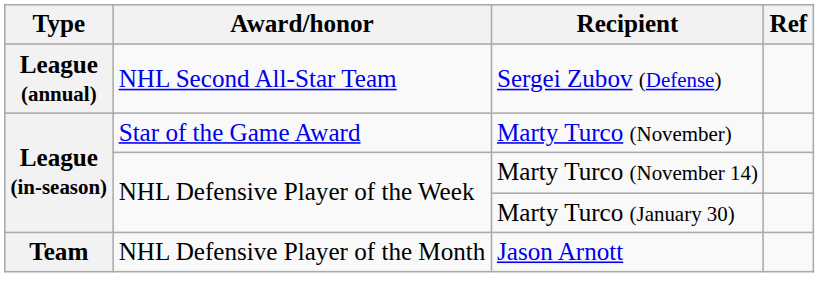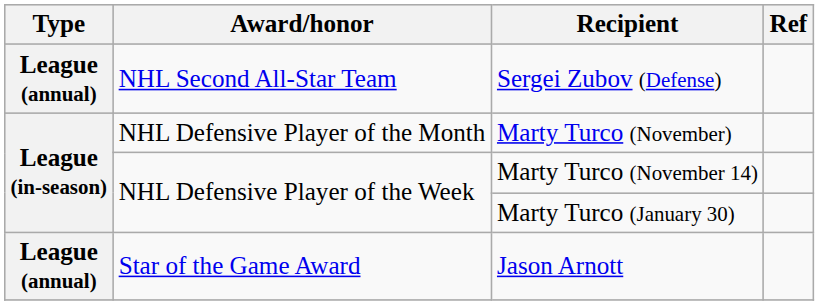(240, 132) Star of the Game Award -> (302, 132) NHL Defensive Player of the Month
(59, 251) Team -> (59, 266) League (annual)
(302, 251) NHL Defensive Player of the Month -> (240, 266) Star of the Game Award
